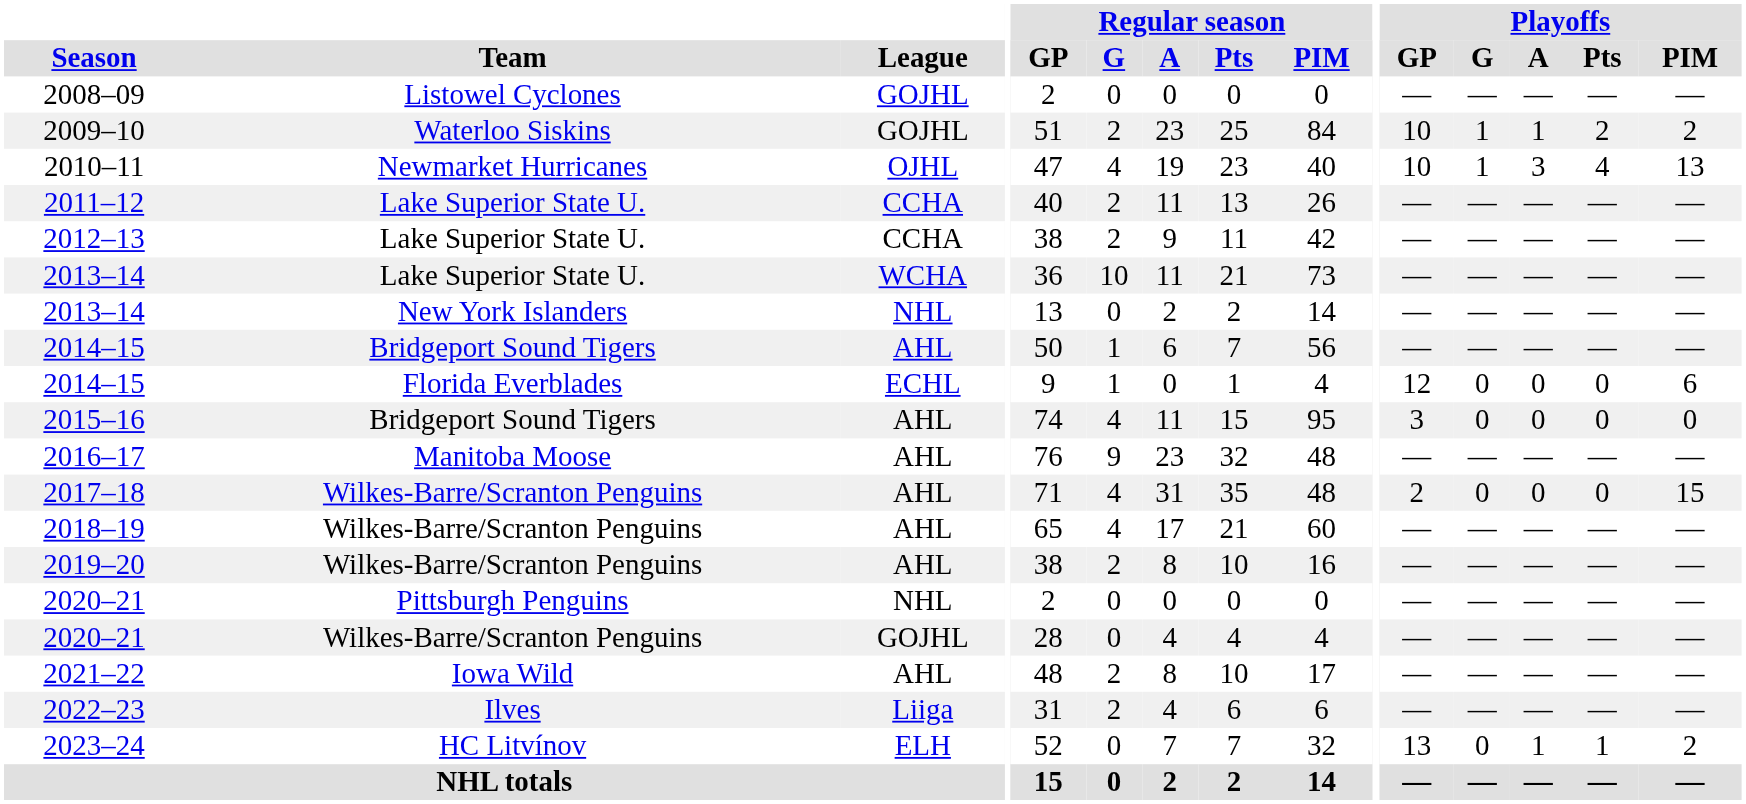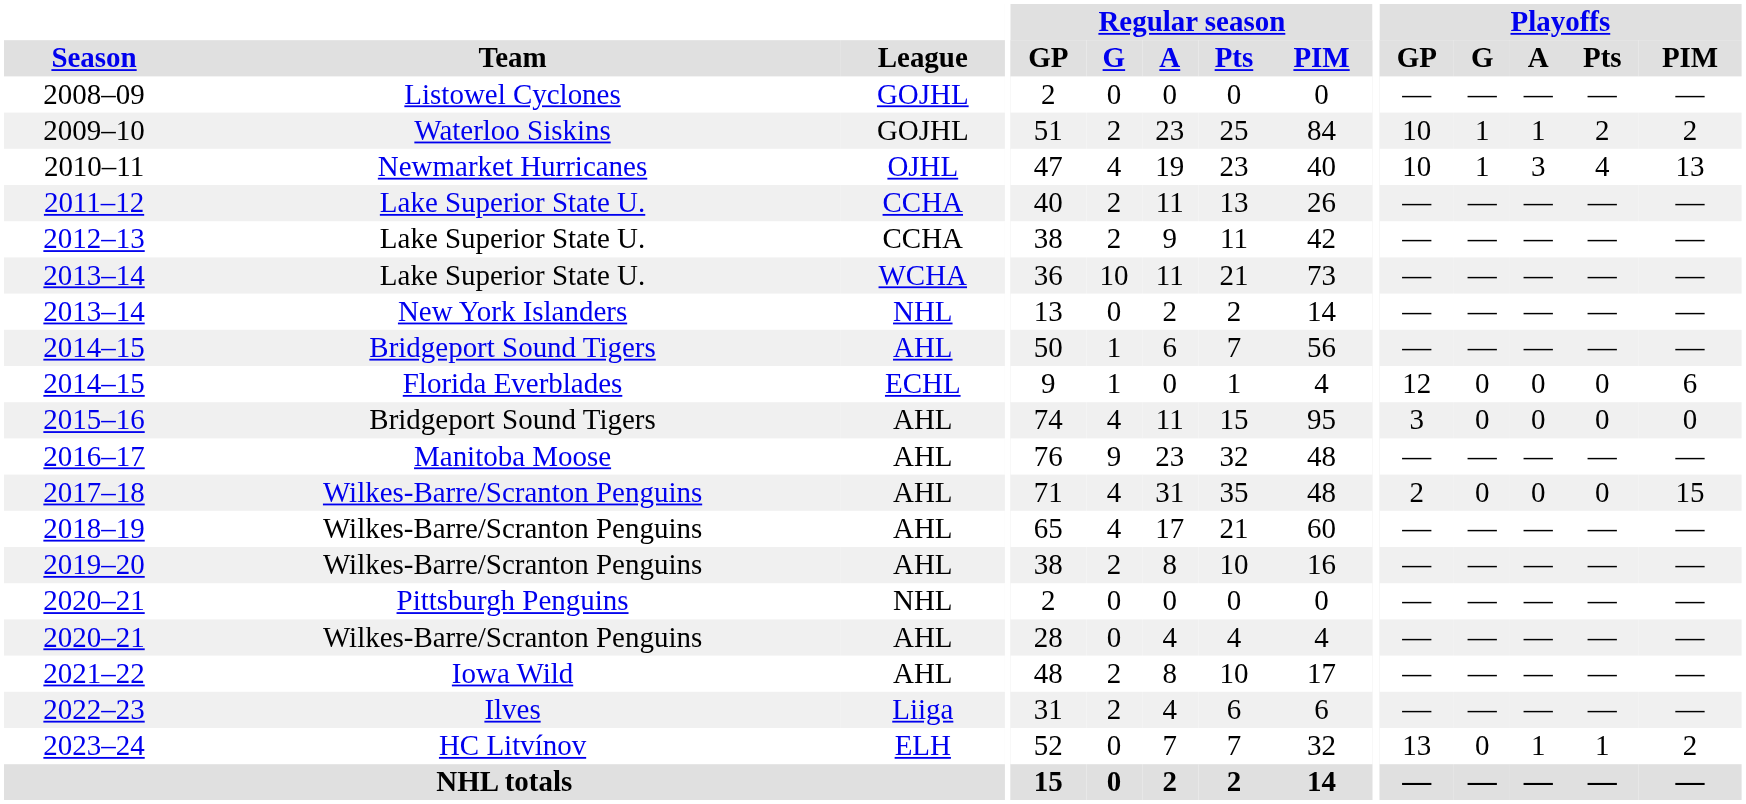(923, 637) GOJHL -> (923, 637) AHL
